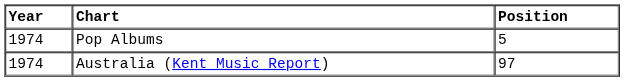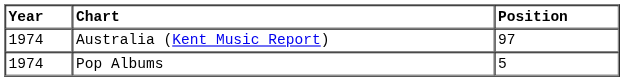rows swapped: (120, 40) <-> (203, 64)
